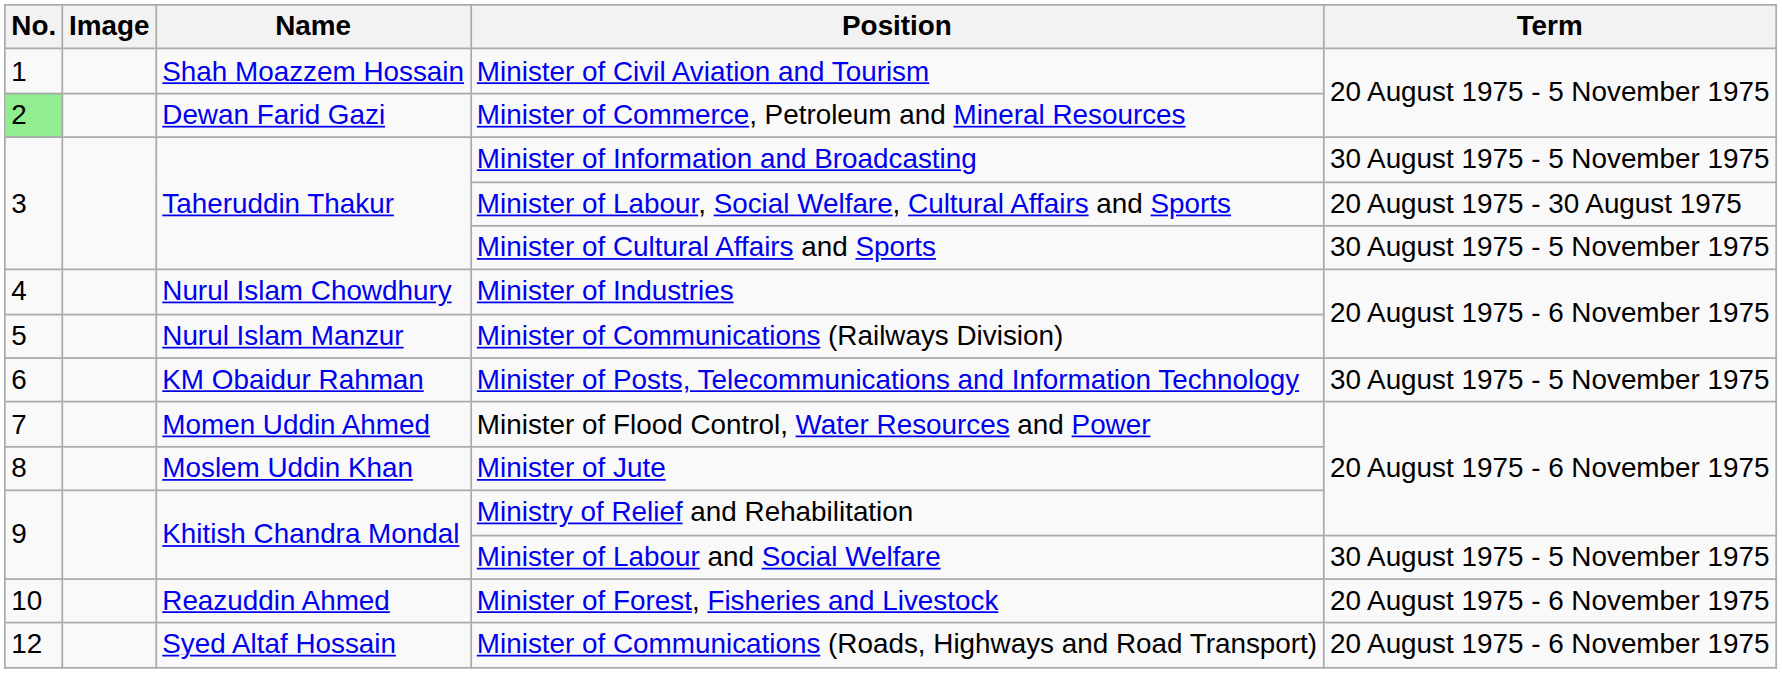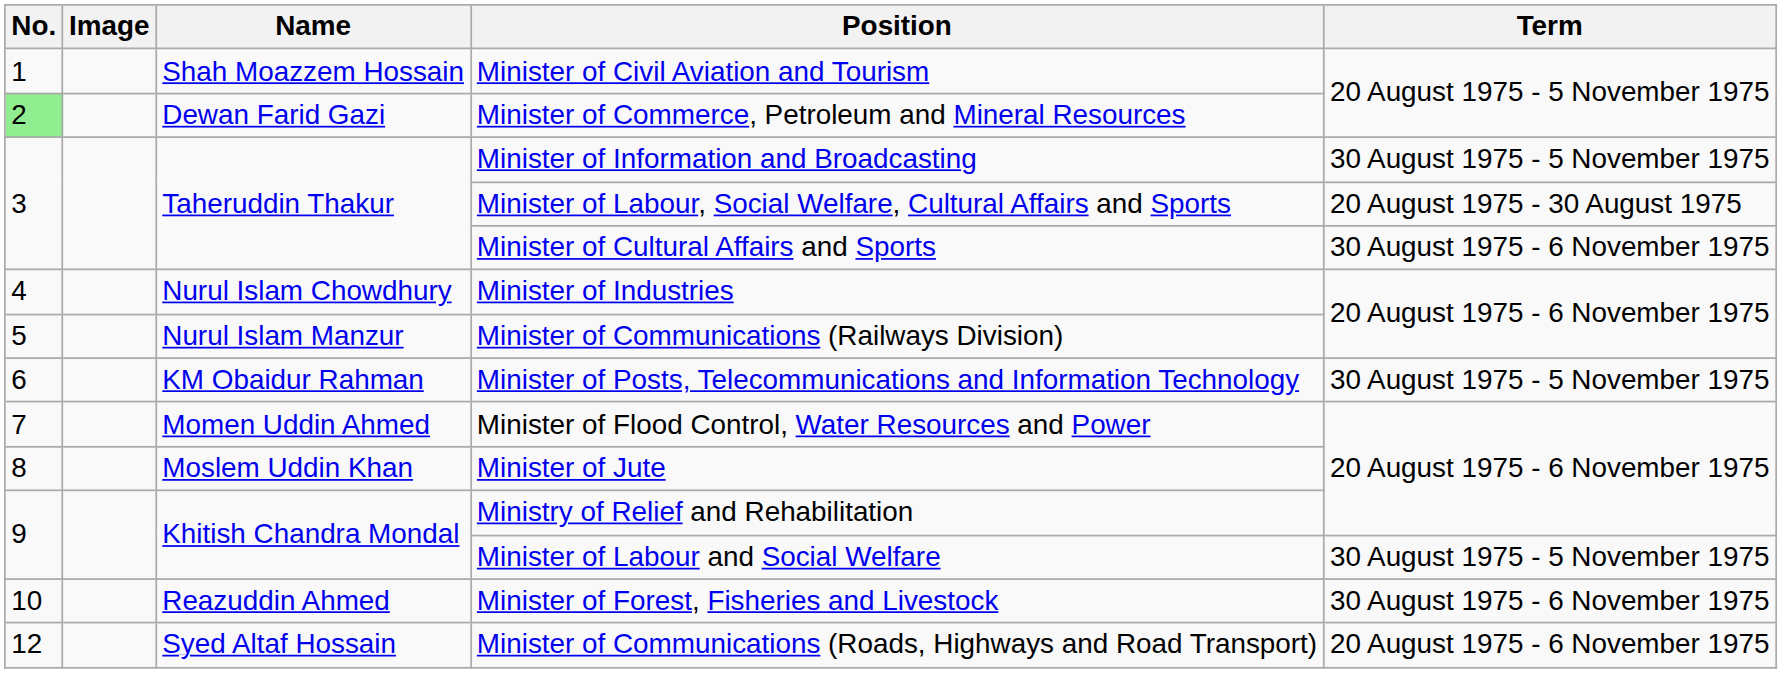(1550, 247) 30 August 1975 - 5 November 1975 -> (1550, 247) 30 August 1975 - 6 November 1975
(1550, 600) 20 August 1975 - 6 November 1975 -> (1550, 600) 30 August 1975 - 6 November 1975
